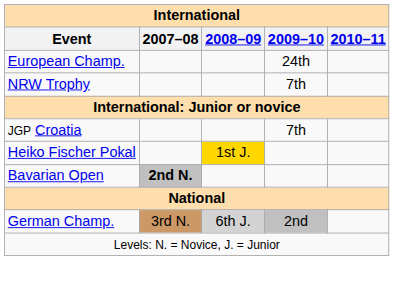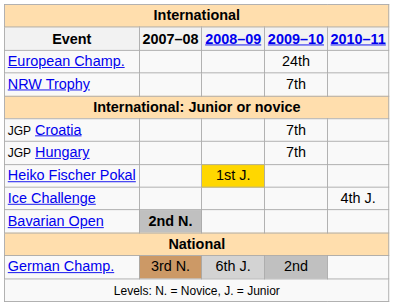+ row: (49, 152)
+ row: (52, 198)
